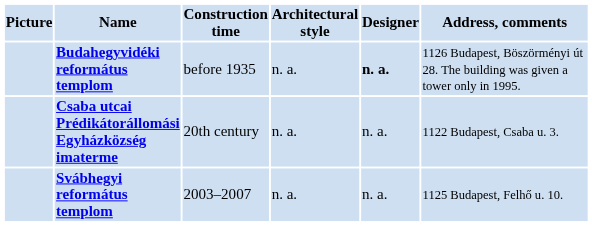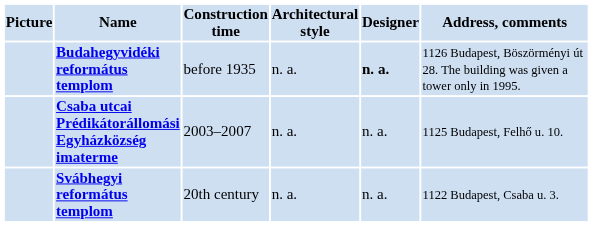(221, 131) 20th century -> (217, 131) 2003–2007
(491, 132) 1122 Budapest, Csaba u. 3. -> (493, 132) 1125 Budapest, Felhő u. 10.
(217, 194) 2003–2007 -> (221, 194) 20th century
(493, 195) 1125 Budapest, Felhő u. 10. -> (491, 195) 1122 Budapest, Csaba u. 3.
